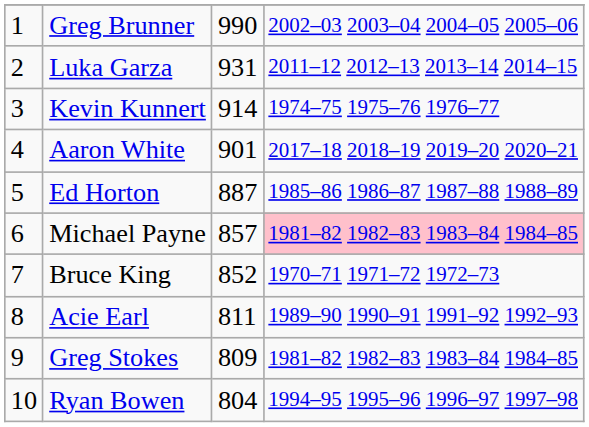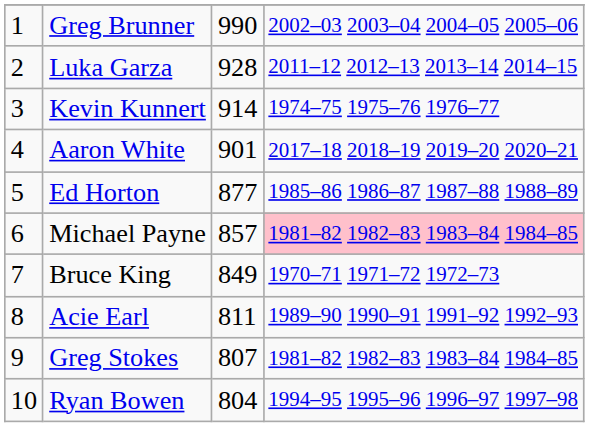(238, 66) 931 -> (238, 66) 928
(238, 191) 887 -> (238, 191) 877
(238, 274) 852 -> (238, 274) 849
(238, 358) 809 -> (238, 358) 807
